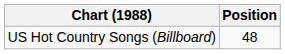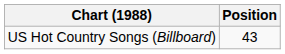(250, 37) 48 -> (250, 37) 43
